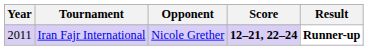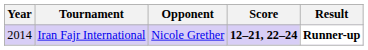(20, 35) 2011 -> (20, 35) 2014
